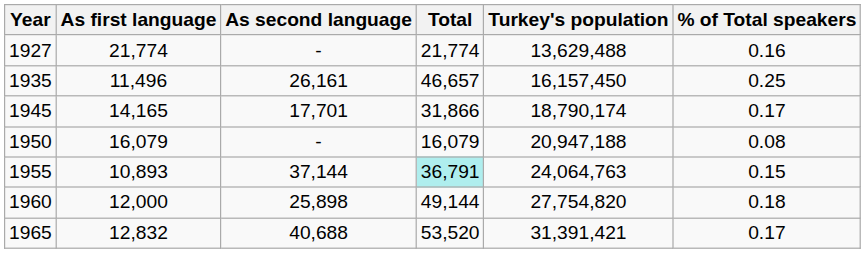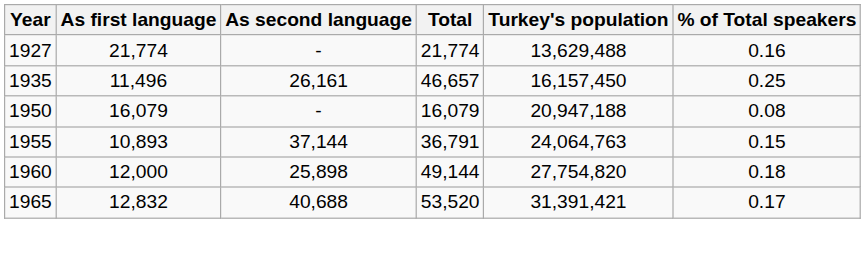- row: (30, 111)
(450, 171) paleturquoise background -> (450, 141) no background
